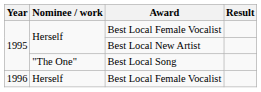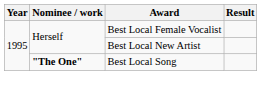(55, 62) normal -> (57, 62) bold
- row: (17, 78)
